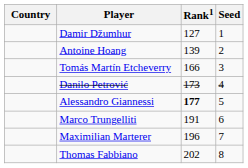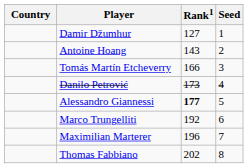(192, 50) 139 -> (192, 50) 143
(192, 119) 191 -> (192, 119) 192
